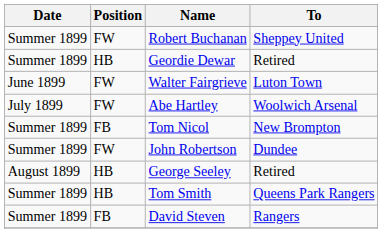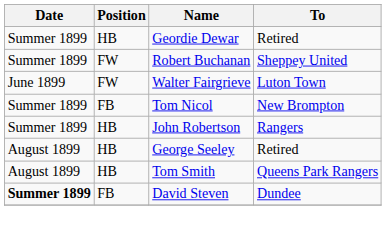rows swapped: (198, 37) <-> (192, 60)
- row: (183, 104)
(104, 149) FW -> (107, 127) HB
(275, 149) Dundee -> (280, 127) Rangers
(47, 194) Summer 1899 -> (44, 171) August 1899
(47, 216) normal -> (49, 194) bold
(276, 216) Rangers -> (279, 194) Dundee
